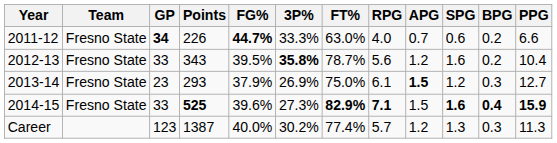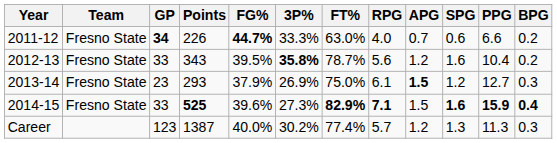columns swapped: (497, 15) <-> (534, 15)
